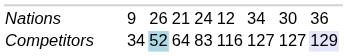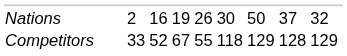(131, 18) 9 -> (131, 18) 2
(159, 18) 26 -> (159, 18) 16
(181, 18) 21 -> (181, 18) 19
(203, 18) 24 -> (203, 18) 26
(226, 18) 12 -> (226, 18) 30
(256, 18) 34 -> (256, 18) 50
(288, 18) 30 -> (288, 18) 37
(320, 18) 36 -> (320, 18) 32
(136, 41) 34 -> (136, 41) 33
(159, 41) lightblue background -> (159, 41) no background
(181, 41) 64 -> (181, 41) 67
(203, 41) 83 -> (203, 41) 55
(230, 41) 116 -> (230, 41) 118
(261, 41) 127 -> (261, 41) 129
(292, 41) 127 -> (292, 41) 128
(324, 41) lavender background -> (324, 41) no background
